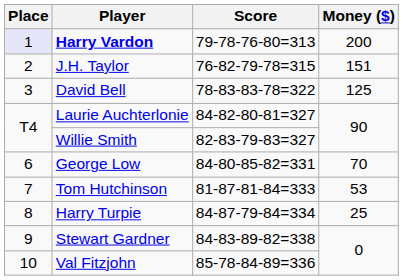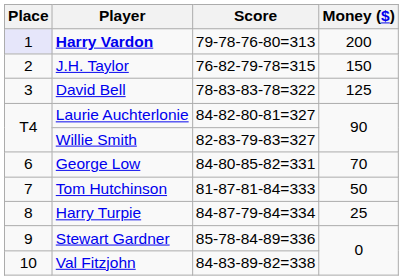(359, 66) 151 -> (359, 66) 150
(359, 189) 53 -> (359, 189) 50
(256, 238) 84-83-89-82=338 -> (256, 238) 85-78-84-89=336
(256, 262) 85-78-84-89=336 -> (256, 262) 84-83-89-82=338
